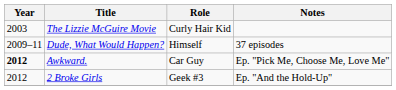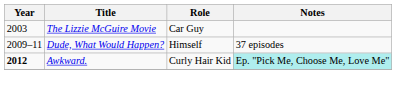(200, 28) Curly Hair Kid -> (186, 28) Car Guy
(186, 61) Car Guy -> (200, 61) Curly Hair Kid
(313, 61) no background -> (313, 61) paleturquoise background
- row: (75, 77)
